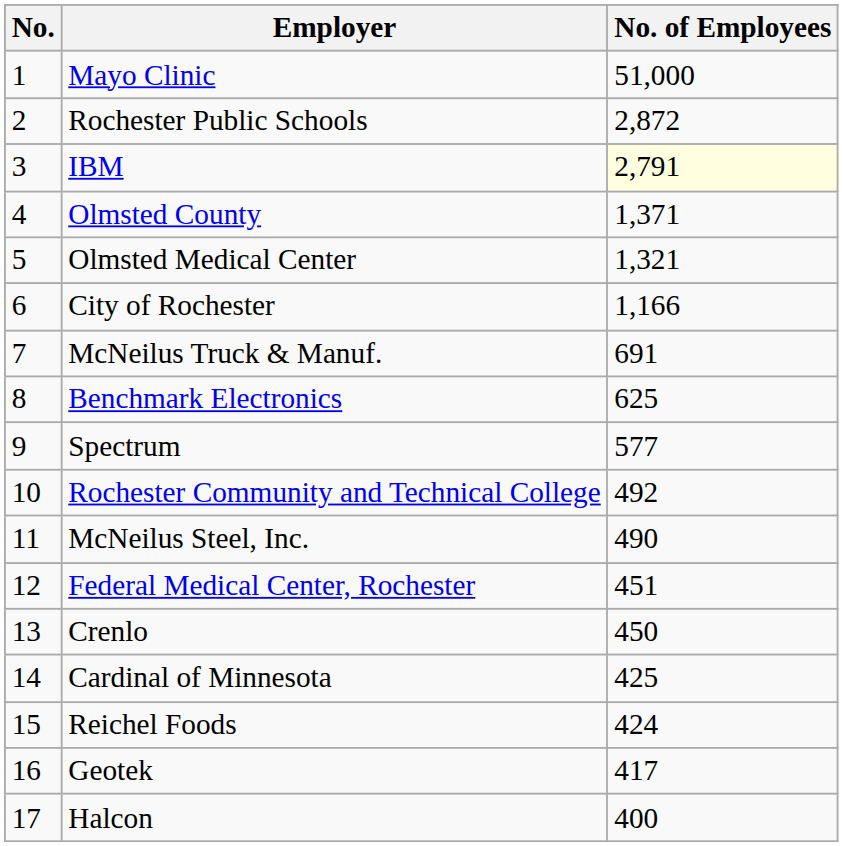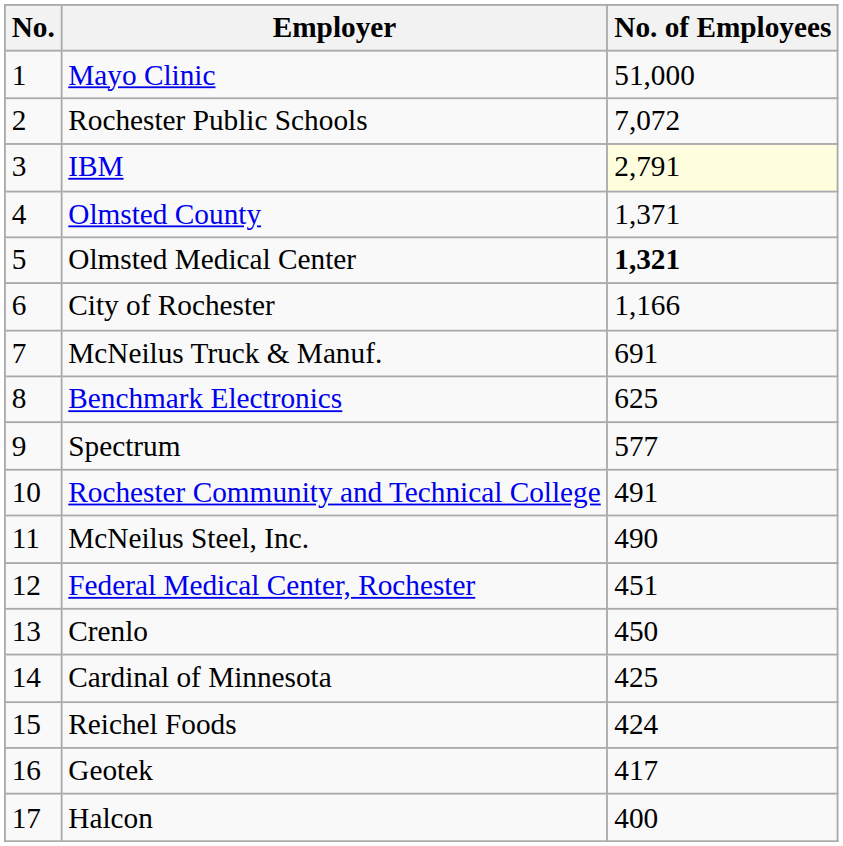(647, 120) 2,872 -> (647, 120) 7,072
(647, 259) normal -> (647, 259) bold
(636, 492) 492 -> (636, 492) 491
